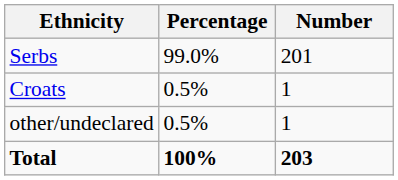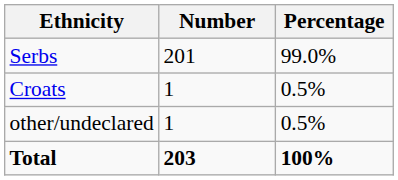columns swapped: (334, 21) <-> (217, 21)
